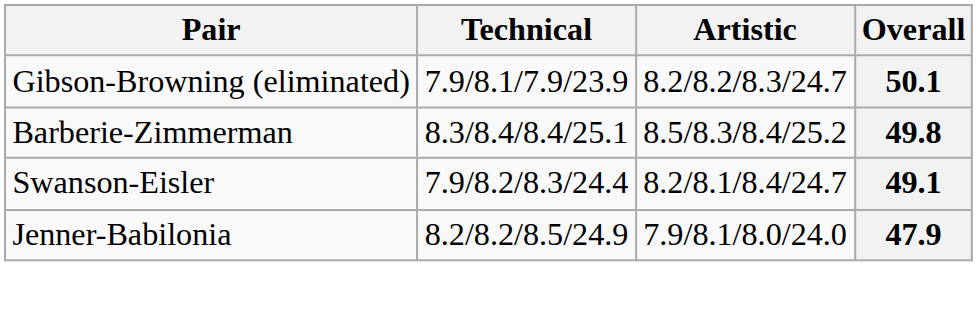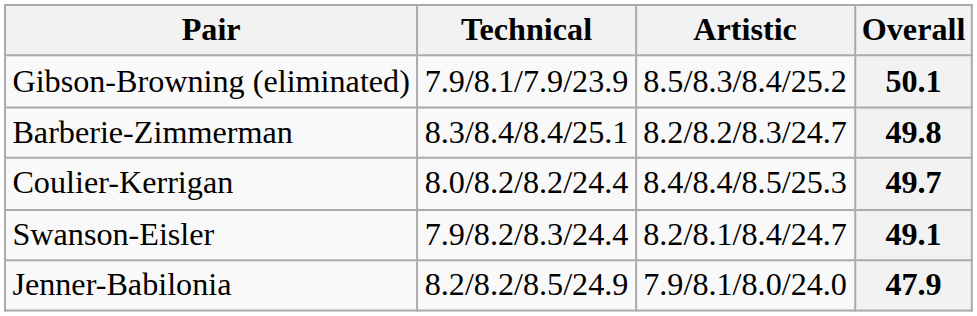(745, 81) 8.2/8.2/8.3/24.7 -> (745, 81) 8.5/8.3/8.4/25.2
(745, 132) 8.5/8.3/8.4/25.2 -> (745, 132) 8.2/8.2/8.3/24.7
+ row: (914, 183)
